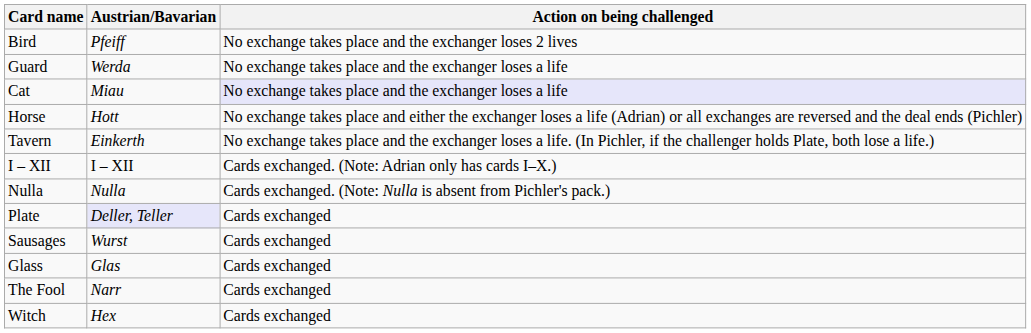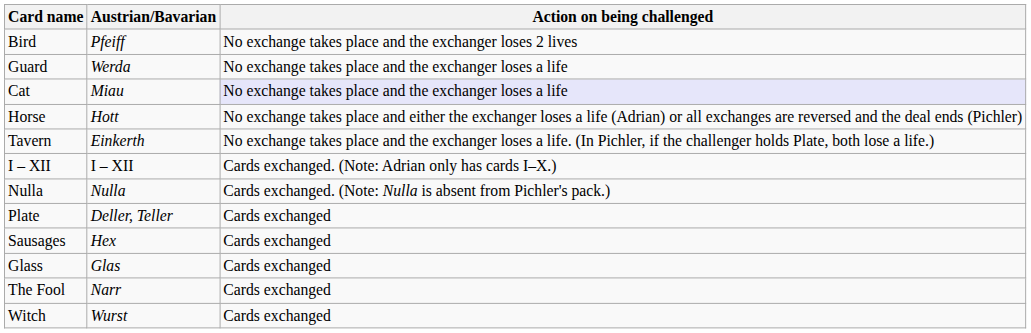(132, 215) lavender background -> (132, 215) no background
(109, 240) Wurst -> (103, 240) Hex
(103, 315) Hex -> (109, 315) Wurst
